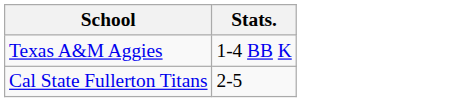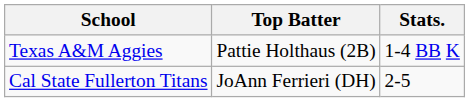+ column: (296, 19)
